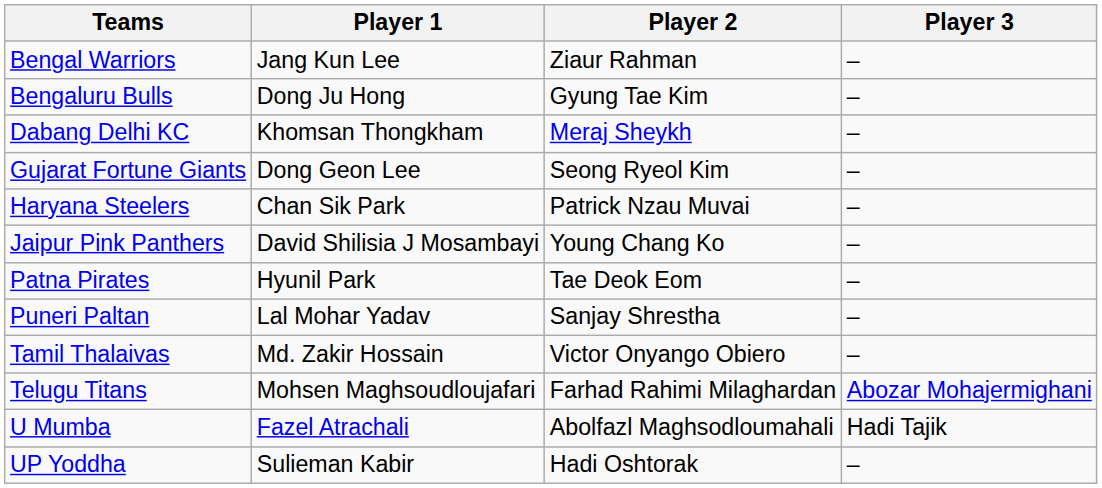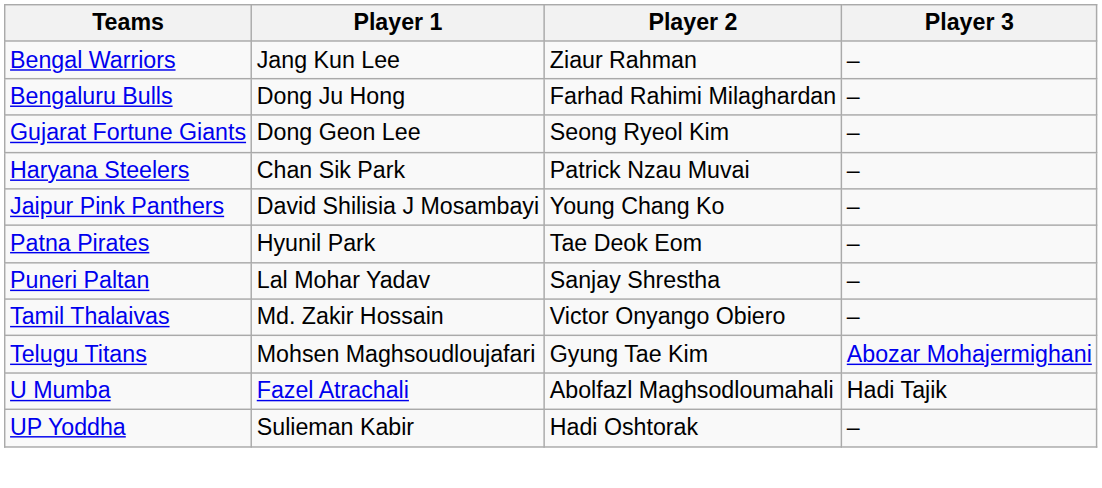(629, 96) Gyung Tae Kim -> (693, 96) Farhad Rahimi Milaghardan
- row: (100, 133)
(693, 390) Farhad Rahimi Milaghardan -> (629, 354) Gyung Tae Kim
